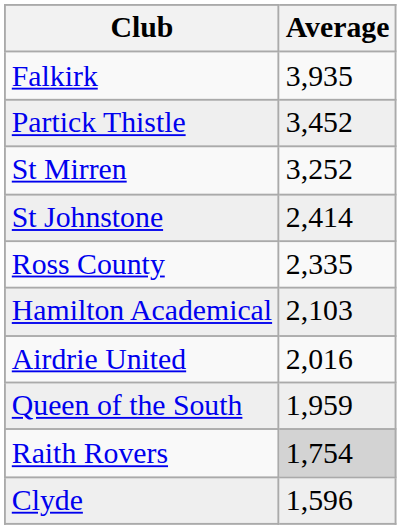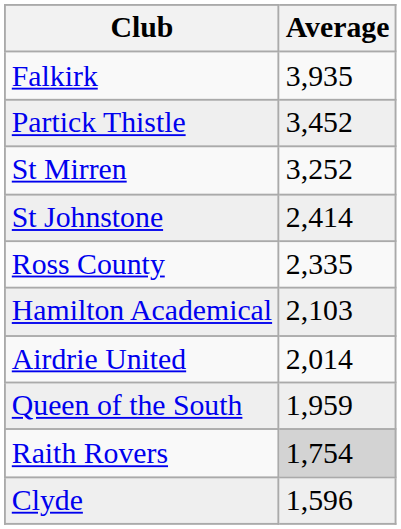(319, 358) 2,016 -> (319, 358) 2,014
